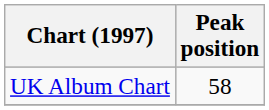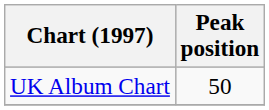(220, 85) 58 -> (220, 85) 50
